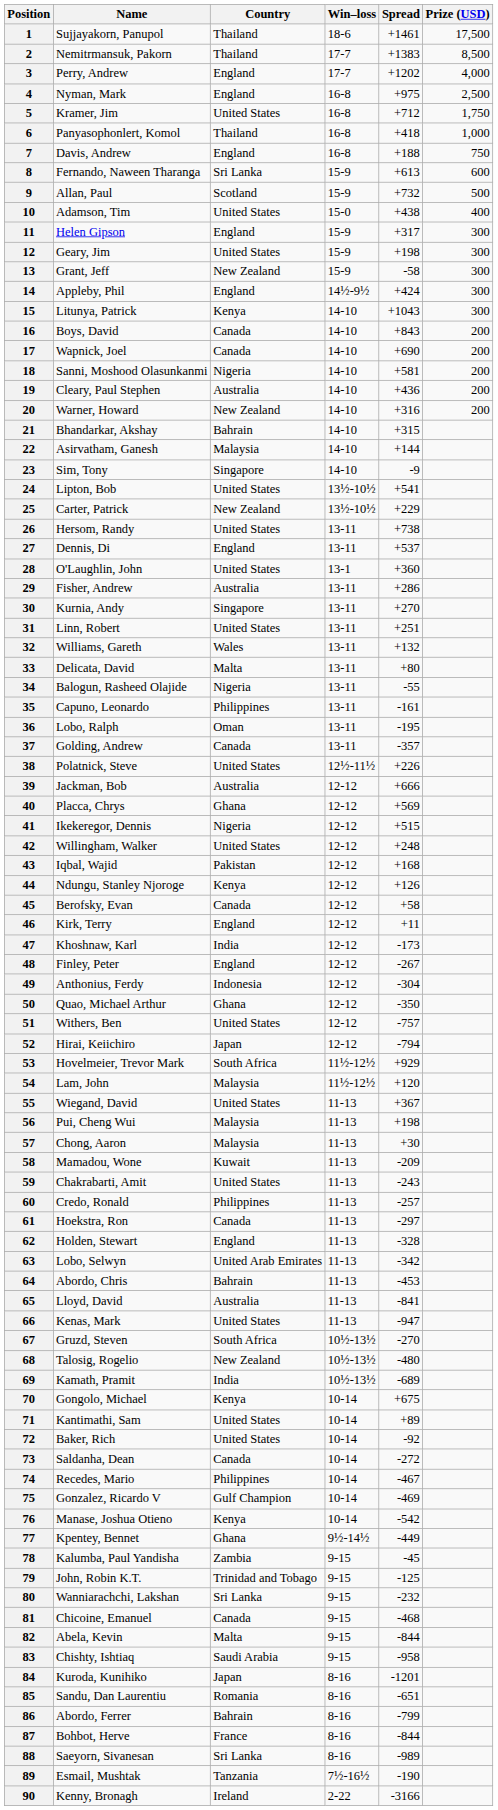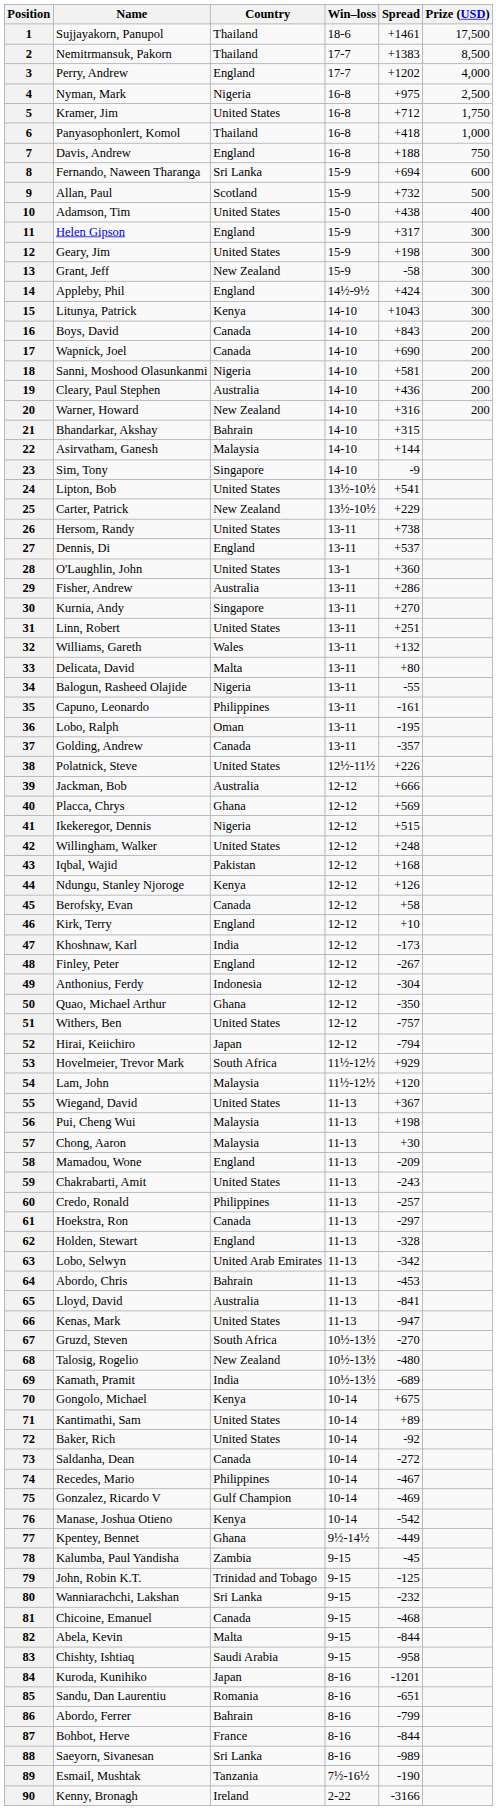(234, 93) England -> (232, 93) Nigeria
(407, 172) +613 -> (407, 172) +694
(410, 924) +11 -> (410, 924) +10
(232, 1162) Kuwait -> (234, 1162) England
